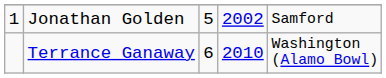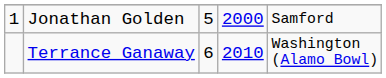(243, 19) 2002 -> (243, 19) 2000
